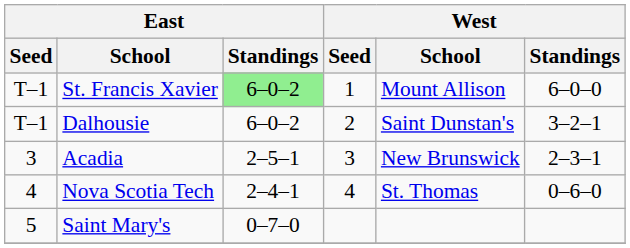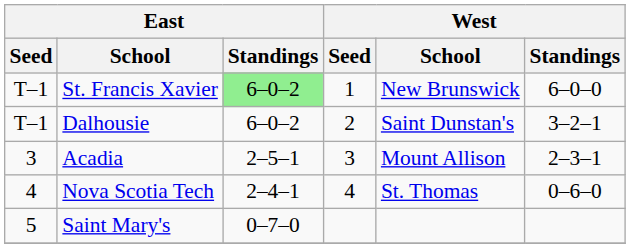(443, 89) Mount Allison -> (450, 89) New Brunswick
(450, 157) New Brunswick -> (443, 157) Mount Allison
